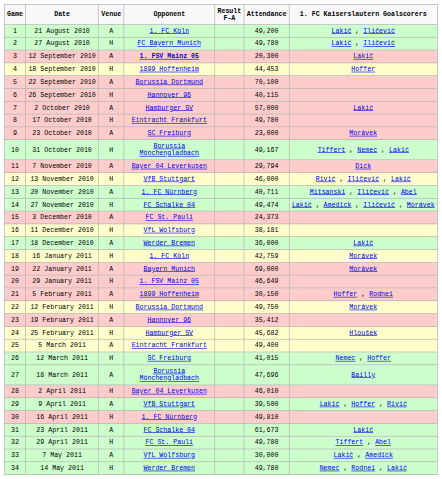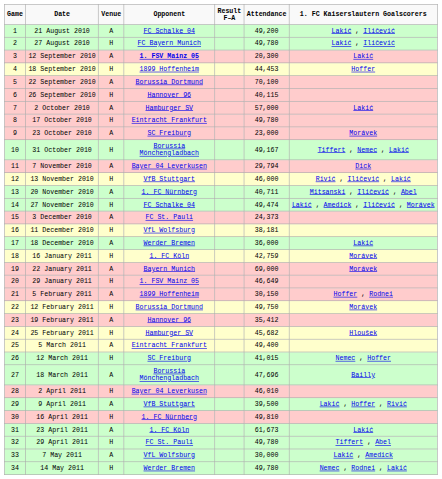(169, 31) 1. FC Köln -> (169, 31) FC Schalke 04
(169, 430) FC Schalke 04 -> (169, 430) 1. FC Köln
